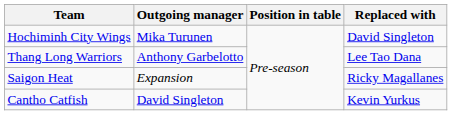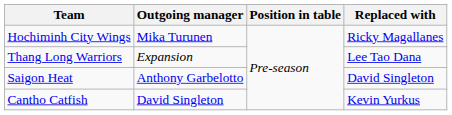(390, 36) David Singleton -> (395, 36) Ricky Magallanes
(190, 57) Anthony Garbelotto -> (165, 57) Expansion
(165, 78) Expansion -> (190, 78) Anthony Garbelotto
(395, 78) Ricky Magallanes -> (390, 78) David Singleton
